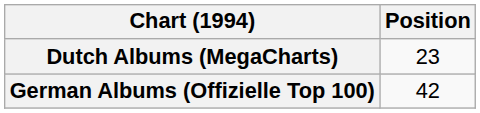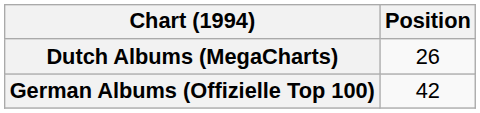(428, 56) 23 -> (428, 56) 26
